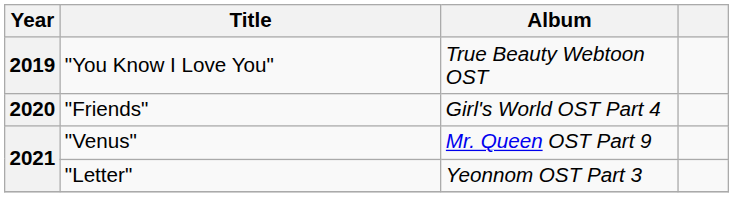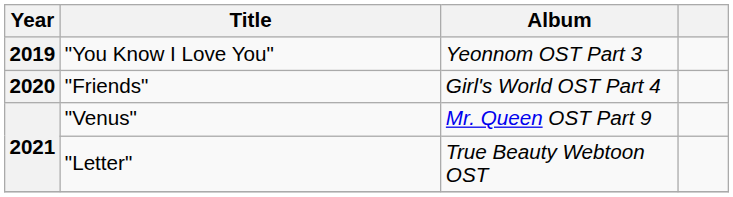(545, 65) True Beauty Webtoon OST -> (544, 53) Yeonnom OST Part 3
(544, 175) Yeonnom OST Part 3 -> (545, 163) True Beauty Webtoon OST
